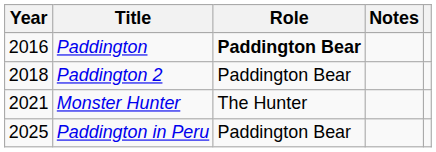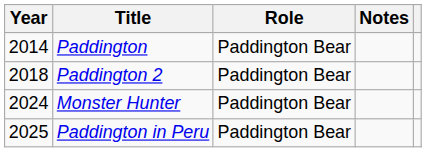(29, 47) 2016 -> (29, 47) 2014
(289, 47) bold -> (284, 47) normal
(29, 103) 2021 -> (29, 103) 2024
(262, 103) The Hunter -> (284, 103) Paddington Bear
